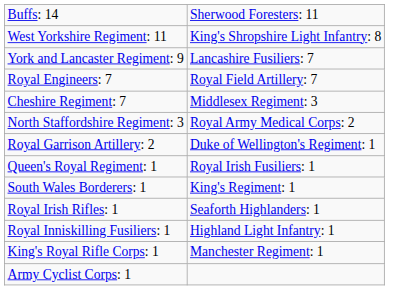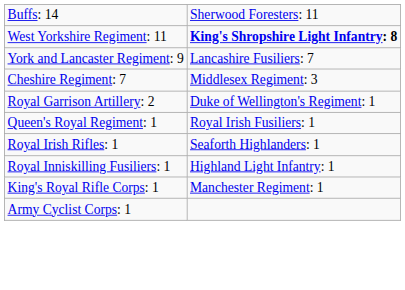(286, 36) normal -> (294, 36) bold
- row: (60, 79)
- row: (96, 123)
- row: (77, 187)
